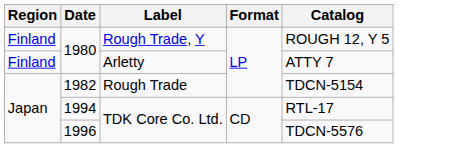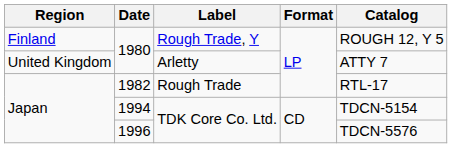(32, 62) Finland -> (60, 62) United Kingdom
(324, 85) TDCN-5154 -> (364, 85) RTL-17
(310, 108) RTL-17 -> (379, 108) TDCN-5154
